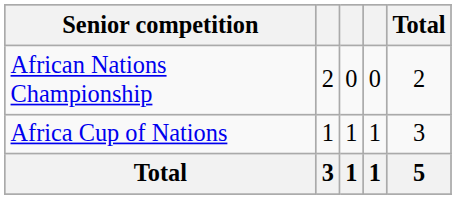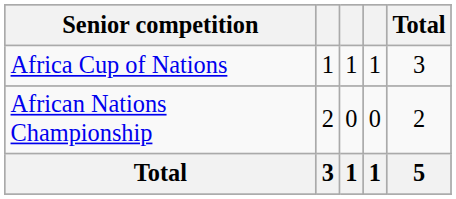rows swapped: (119, 133) <-> (89, 79)
